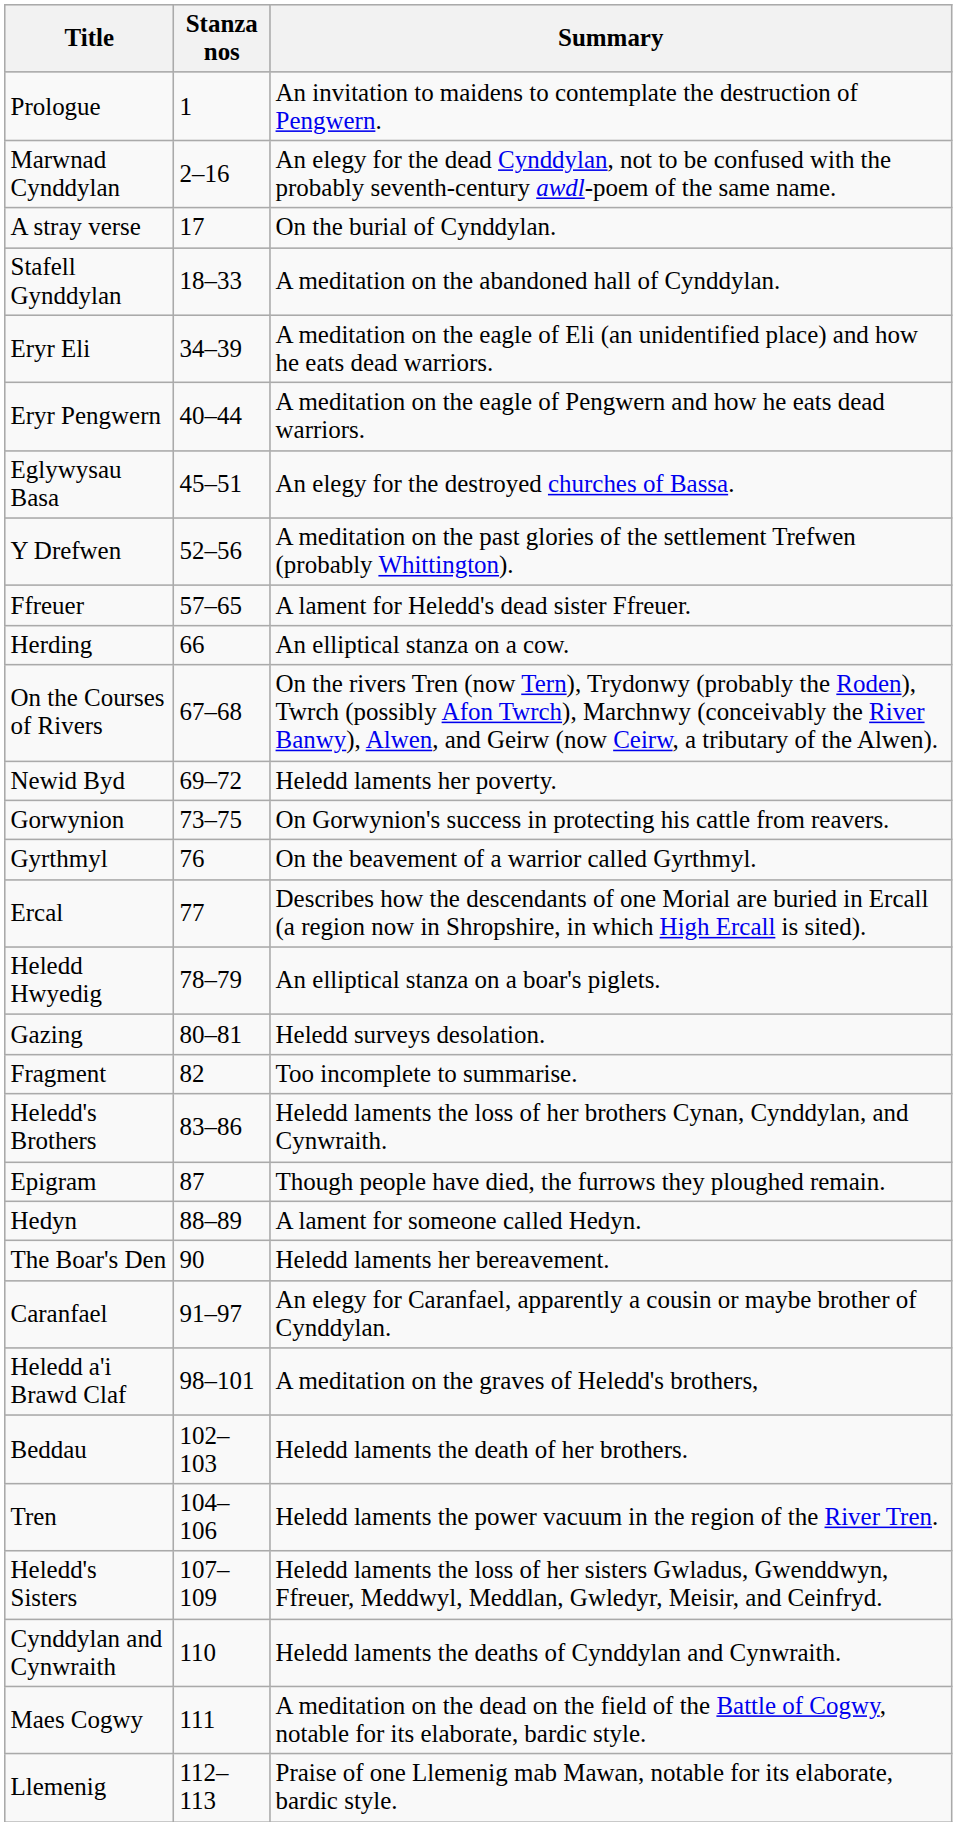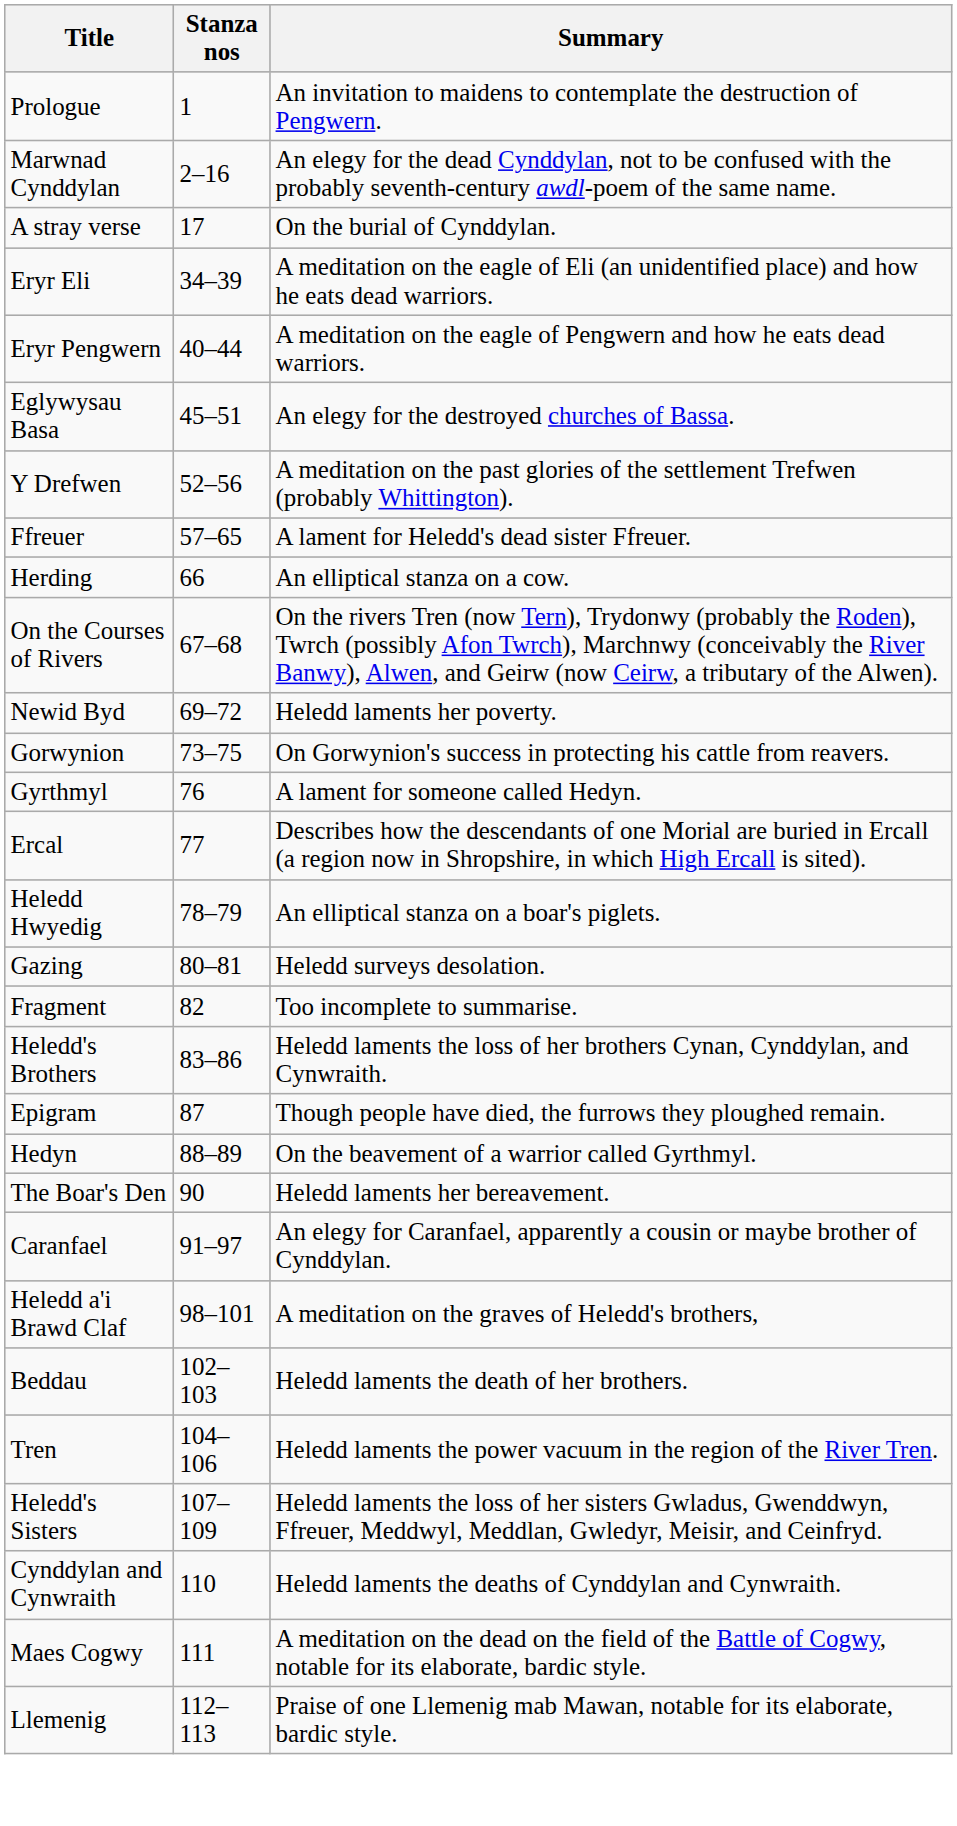- row: (66, 280)
(516, 859) On the beavement of a warrior called Gyrthmyl. -> (459, 791) A lament for someone called Hedyn.
(459, 1220) A lament for someone called Hedyn. -> (516, 1152) On the beavement of a warrior called Gyrthmyl.
